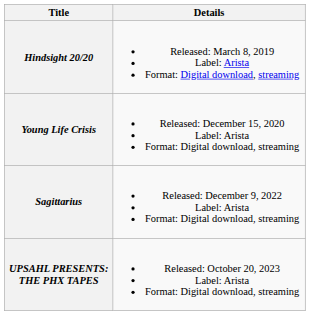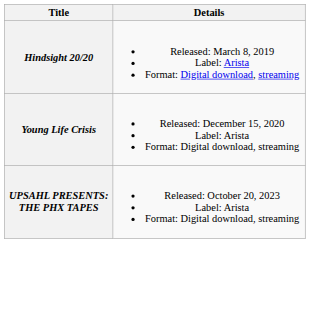- row: (59, 201)
